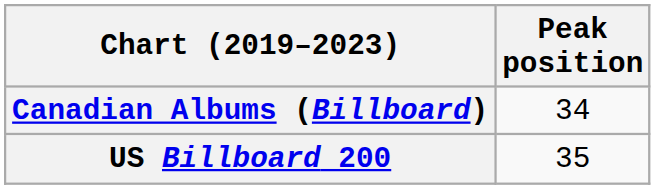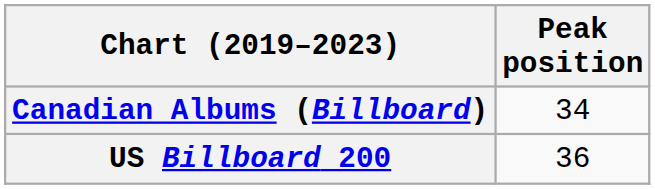(573, 159) 35 -> (573, 159) 36
